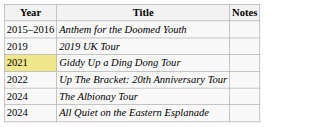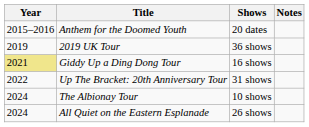+ column: (252, 12)
